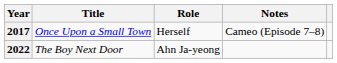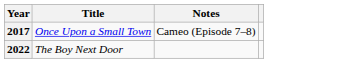- column: (188, 13)
